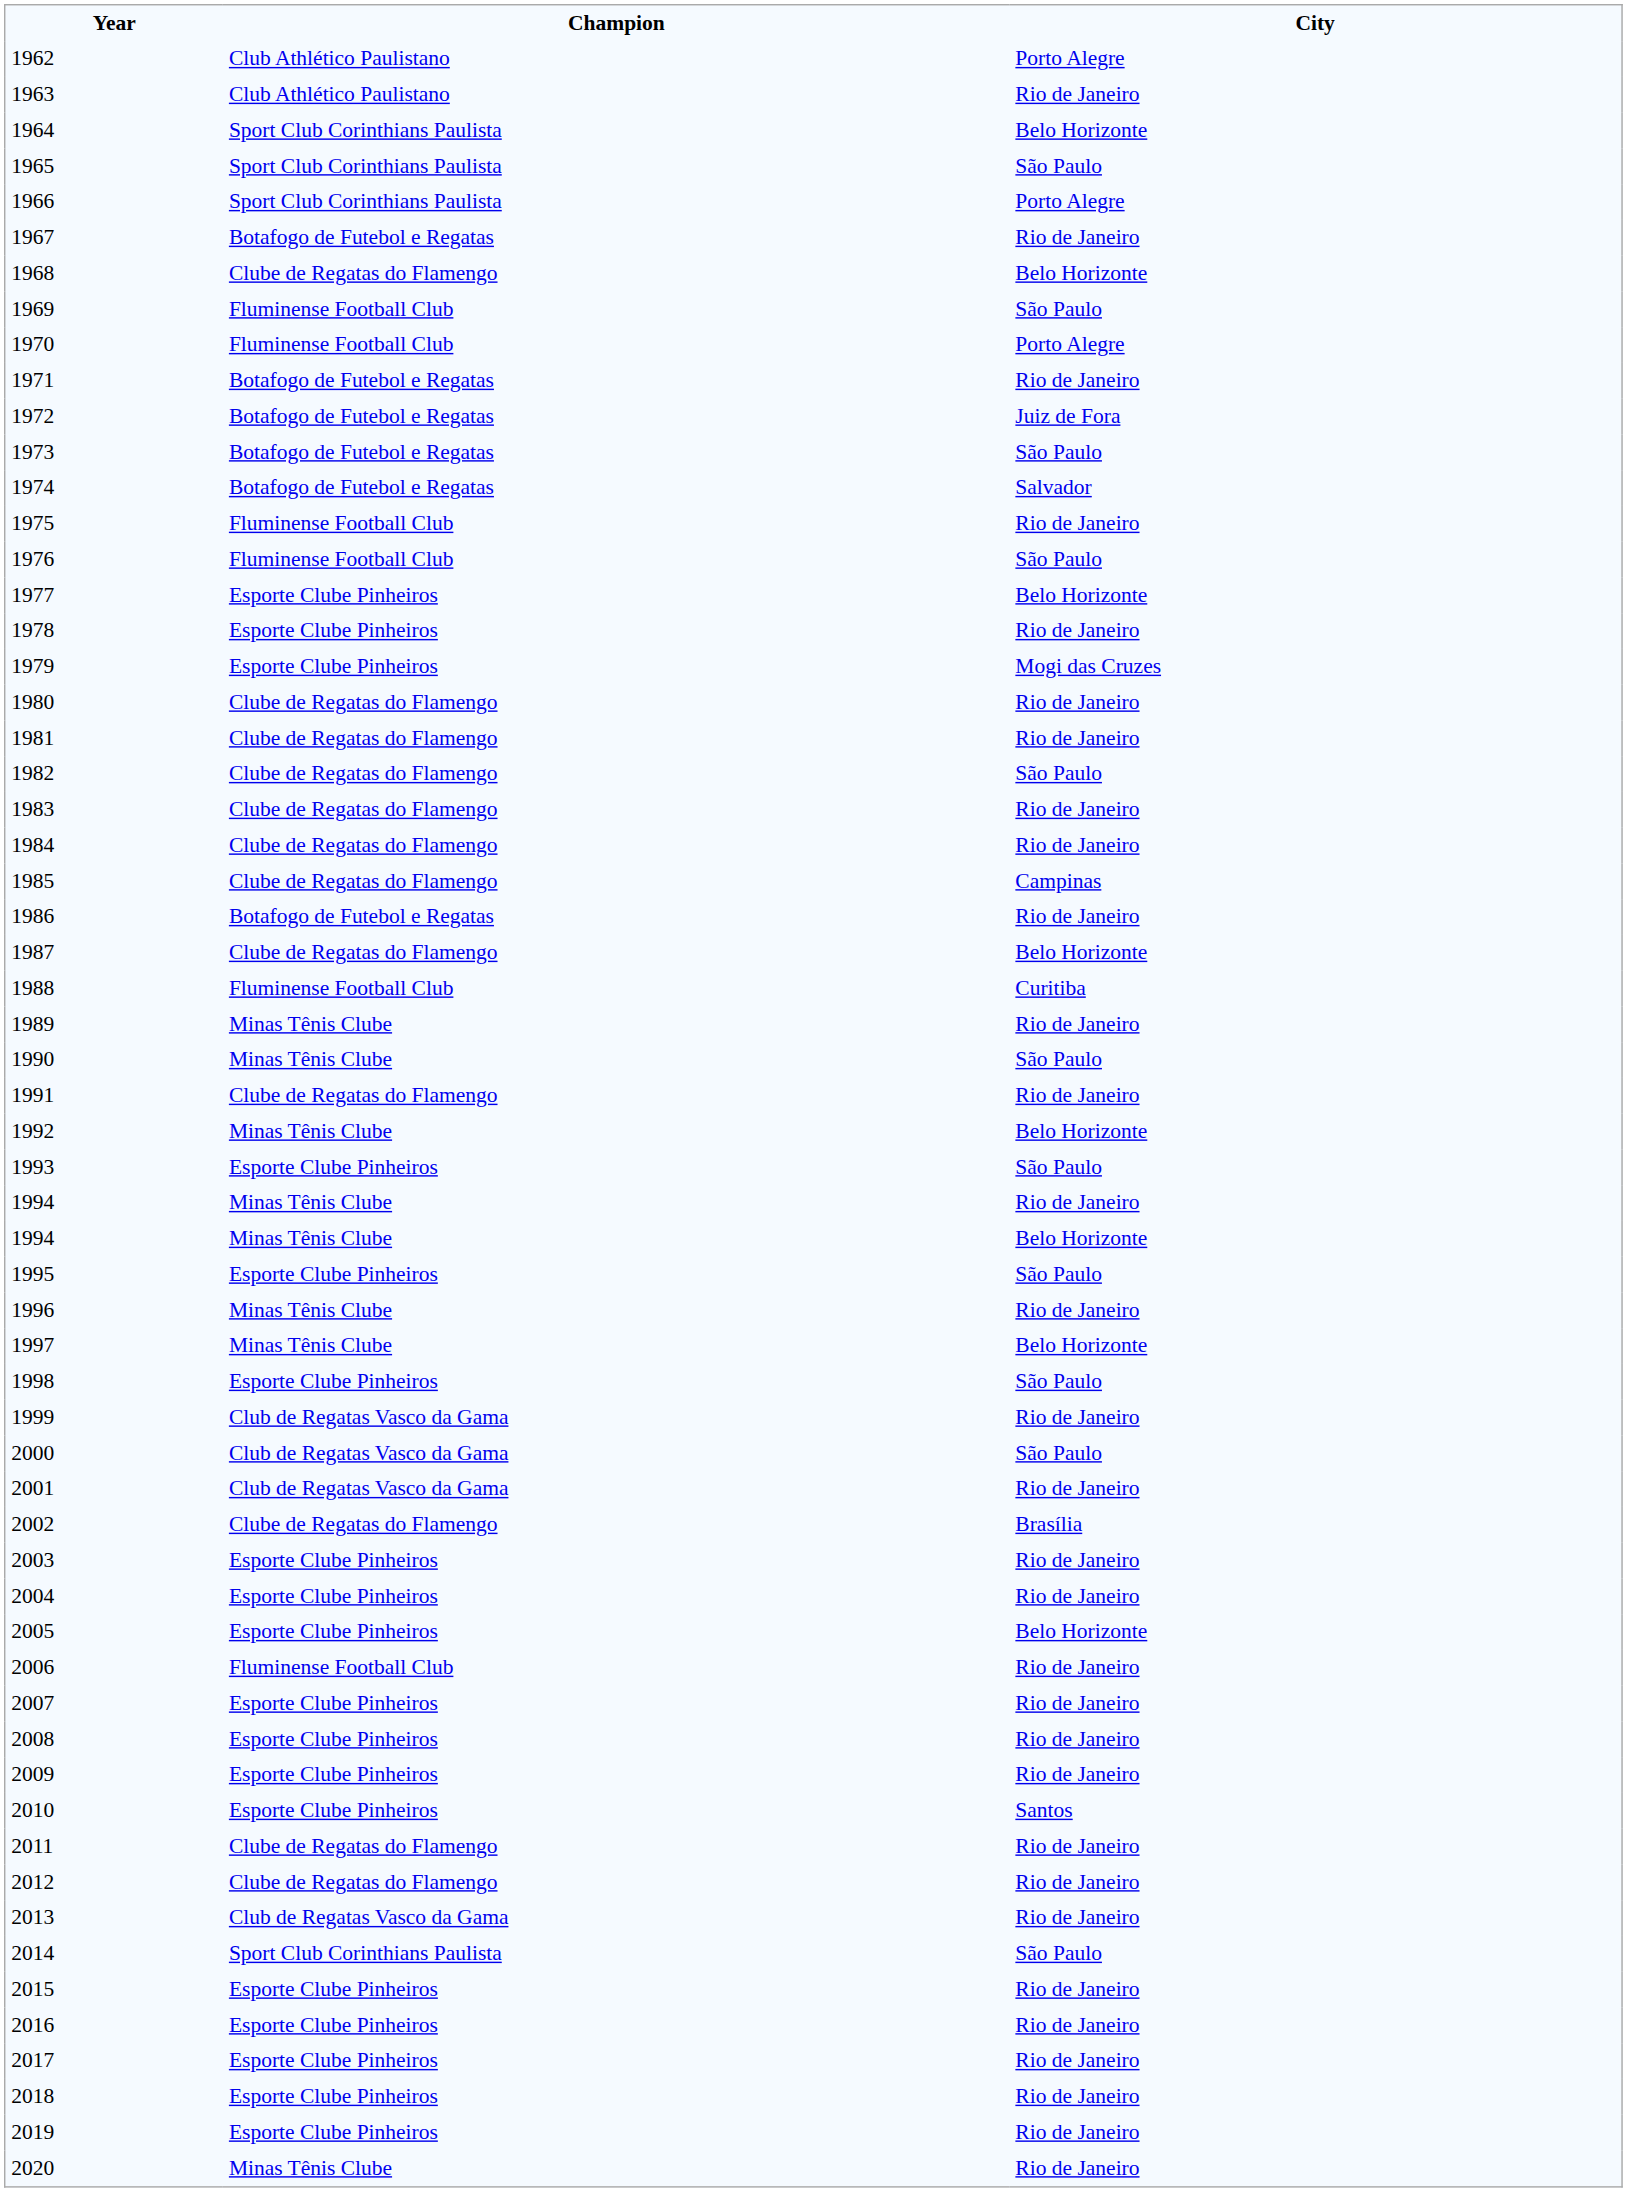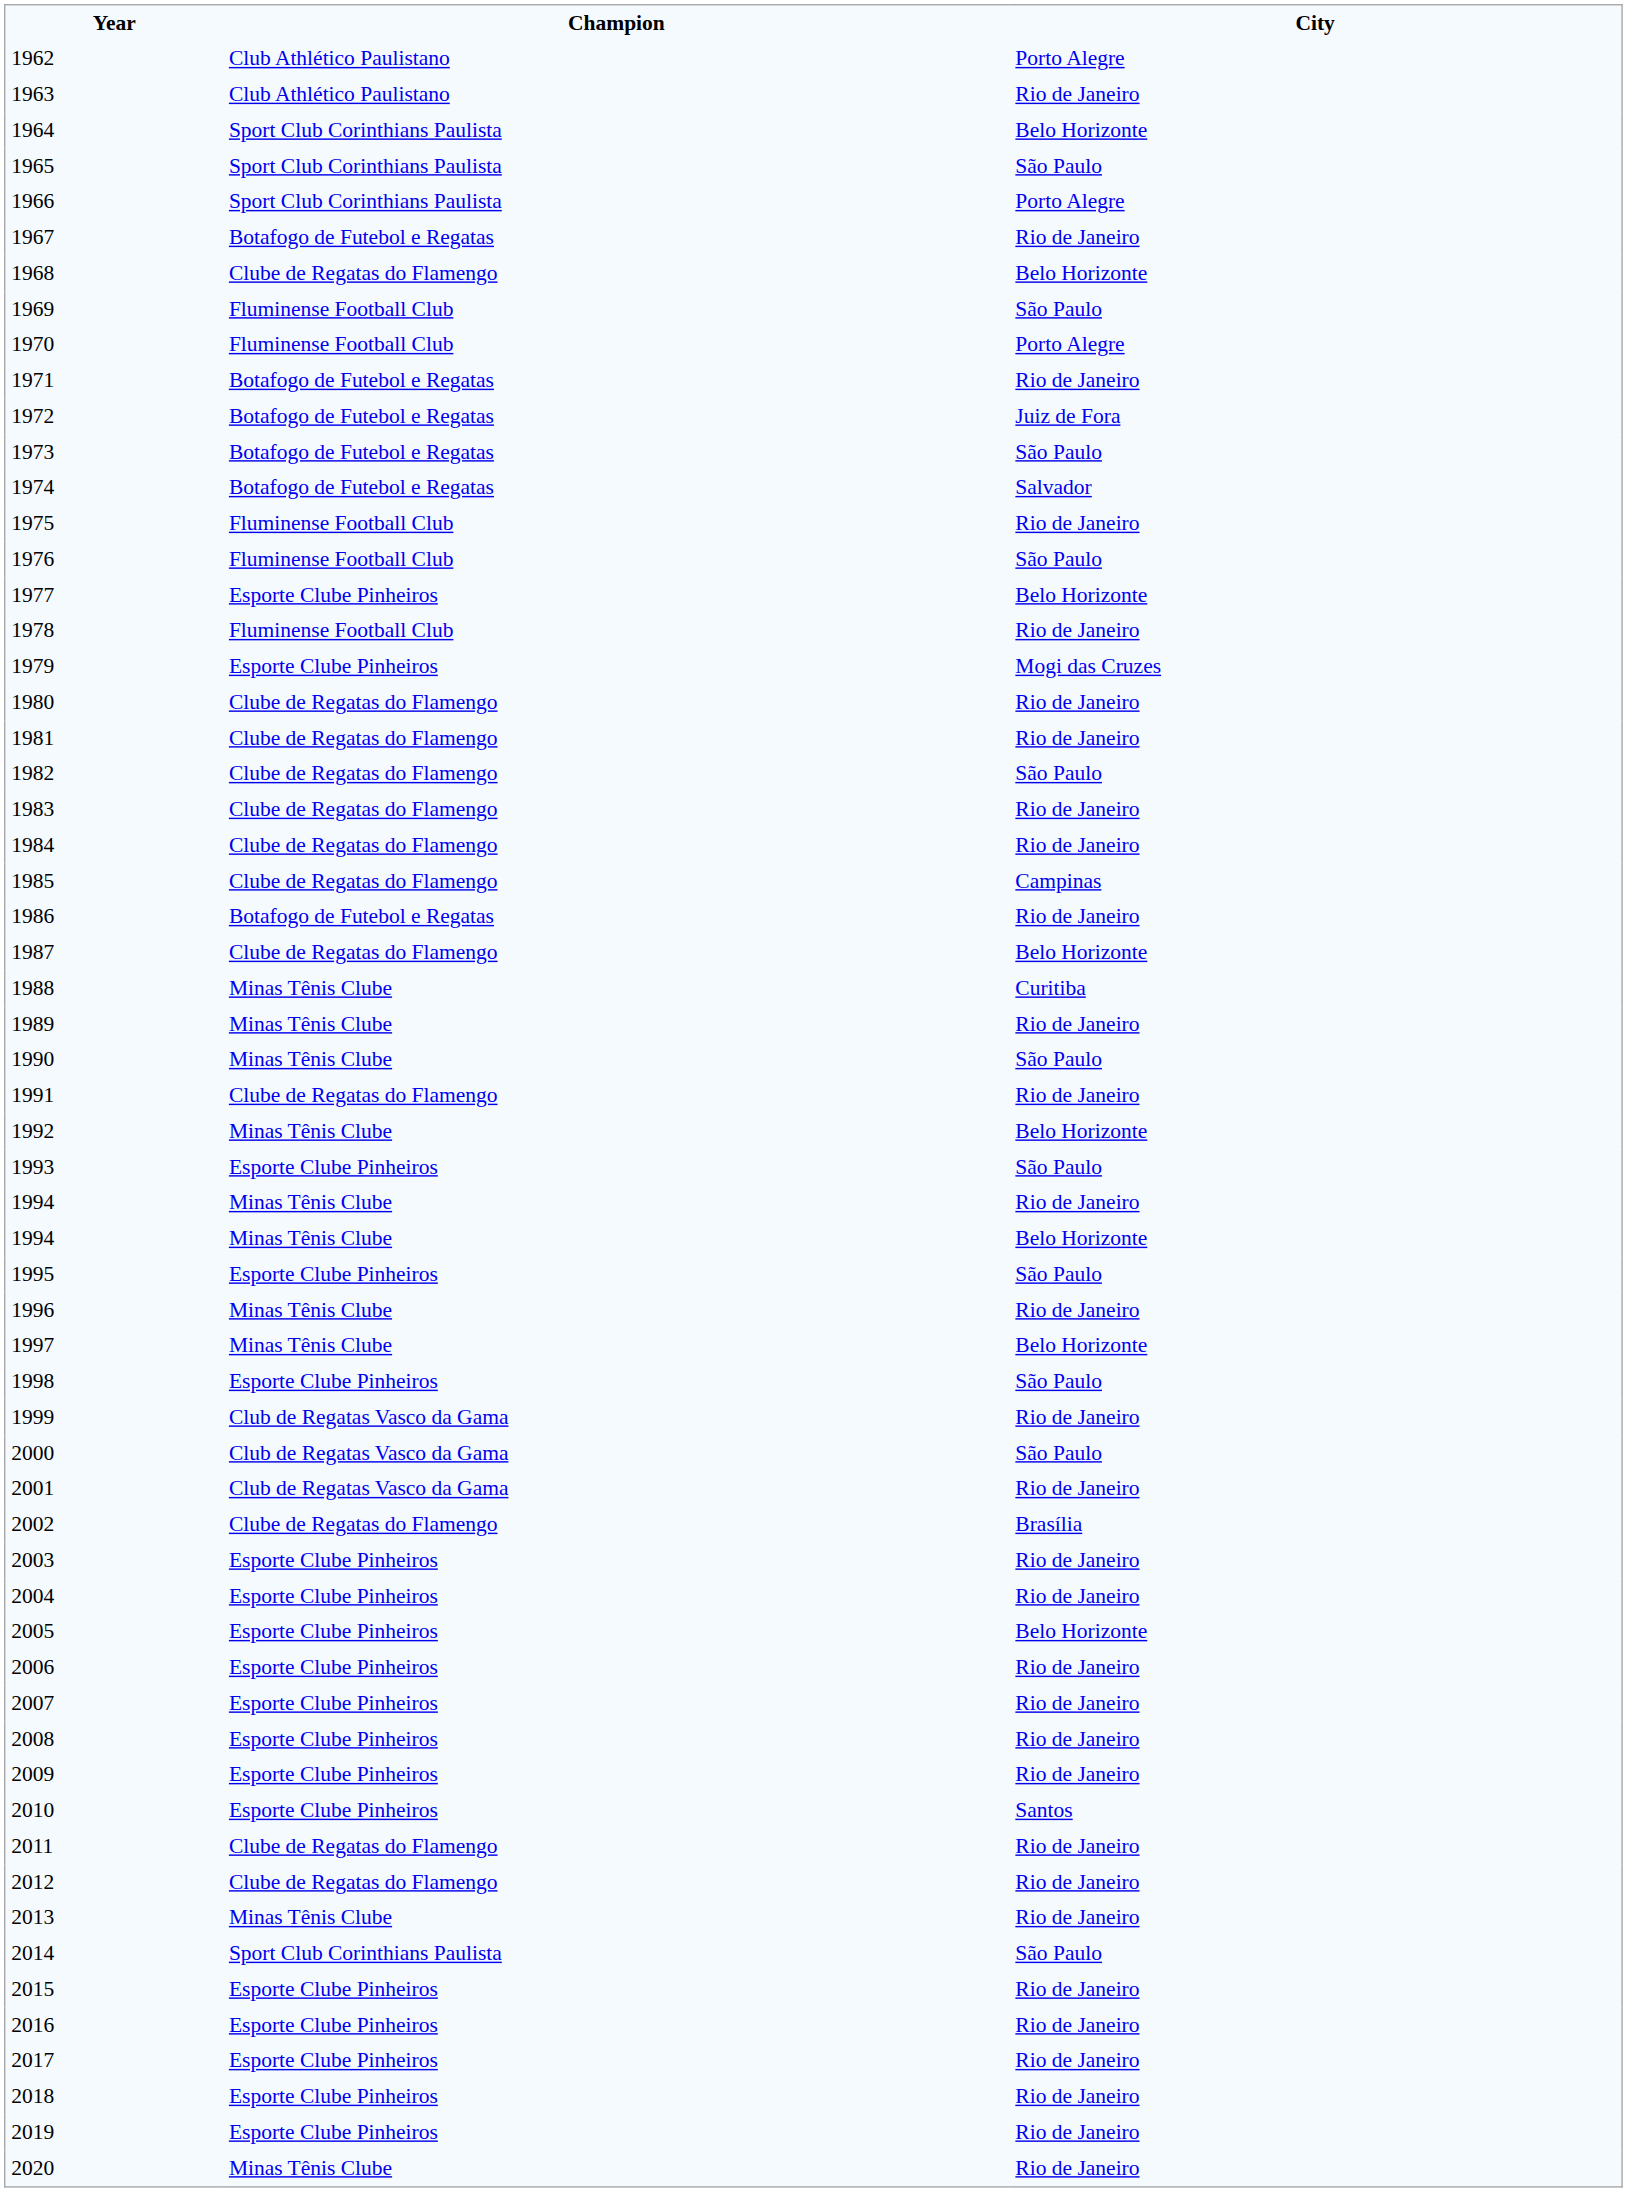(333, 630) Esporte Clube Pinheiros -> (341, 630) Fluminense Football Club
(341, 988) Fluminense Football Club -> (310, 988) Minas Tênis Clube
(341, 1667) Fluminense Football Club -> (333, 1667) Esporte Clube Pinheiros
(369, 1917) Club de Regatas Vasco da Gama -> (310, 1917) Minas Tênis Clube
